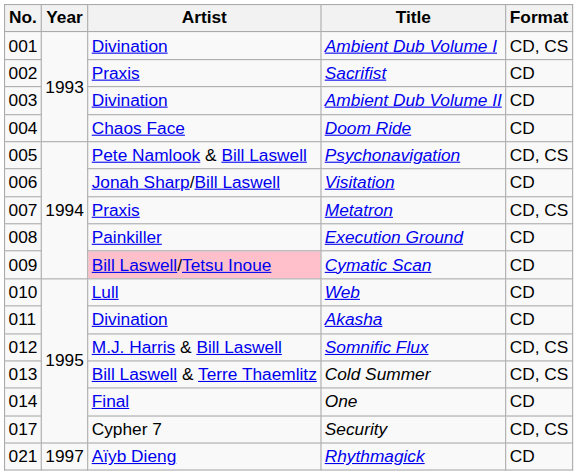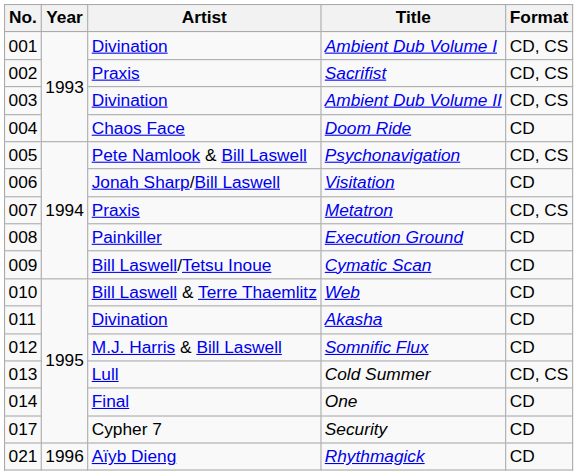(522, 73) CD -> (539, 73) CD, CS
(522, 100) CD -> (539, 100) CD, CS
(182, 264) pink background -> (182, 264) no background
(105, 292) Lull -> (204, 292) Bill Laswell & Terre Thaemlitz
(539, 347) CD, CS -> (522, 347) CD
(204, 374) Bill Laswell & Terre Thaemlitz -> (105, 374) Lull
(539, 429) CD, CS -> (522, 429) CD
(65, 456) 1997 -> (65, 456) 1996
